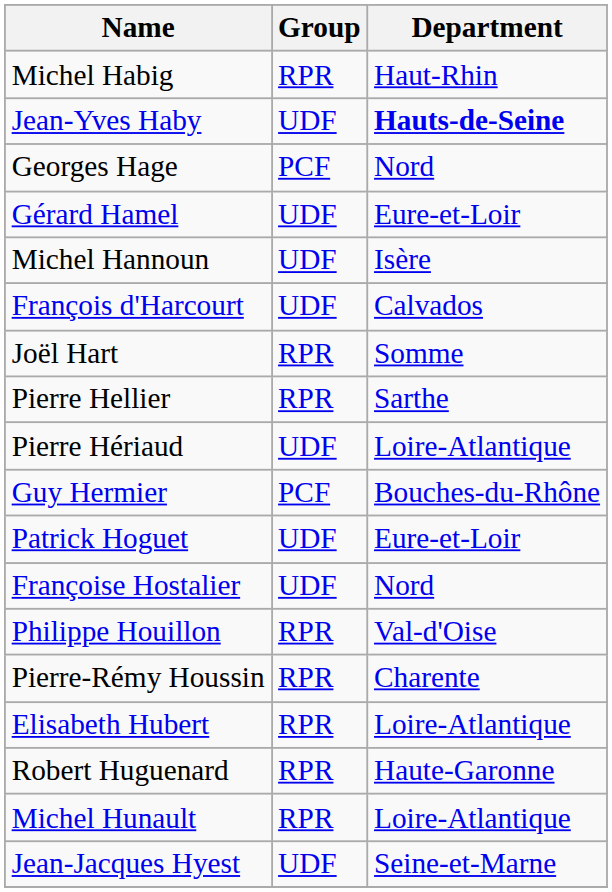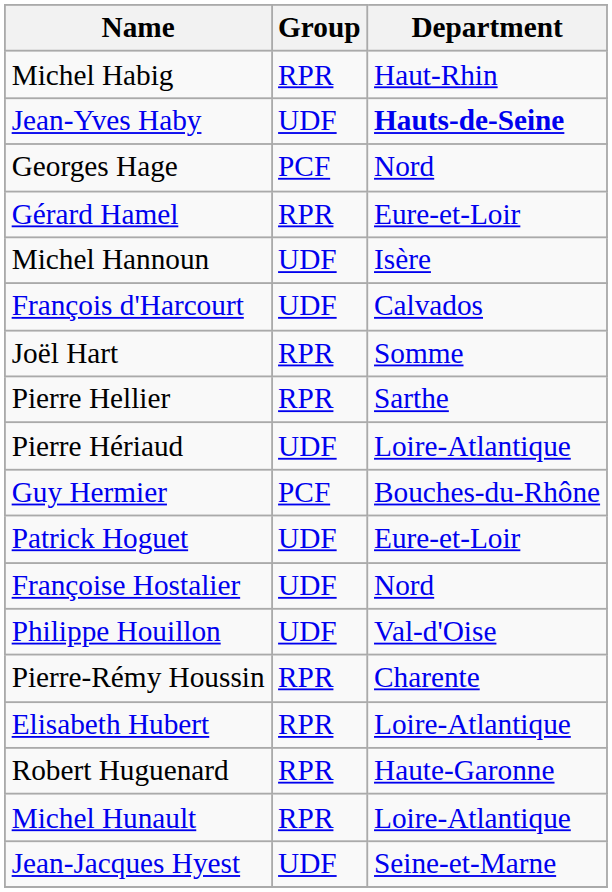(307, 213) UDF -> (306, 213) RPR
(306, 631) RPR -> (307, 631) UDF
